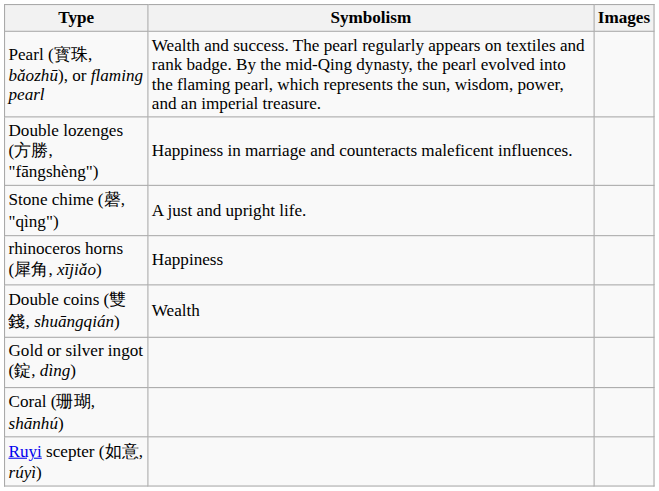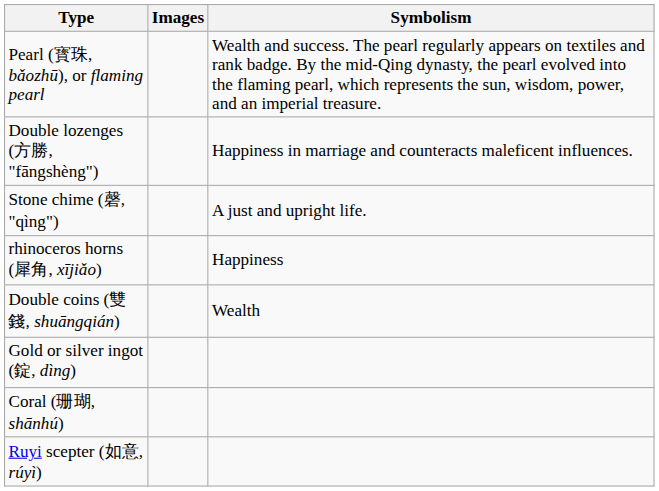columns swapped: (371, 18) <-> (624, 18)
